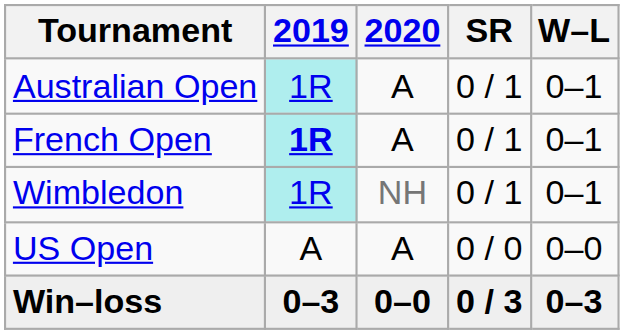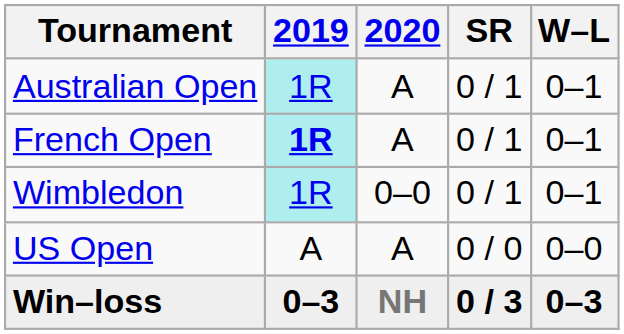(402, 193) NH -> (402, 193) 0–0
(402, 301) 0–0 -> (402, 301) NH
